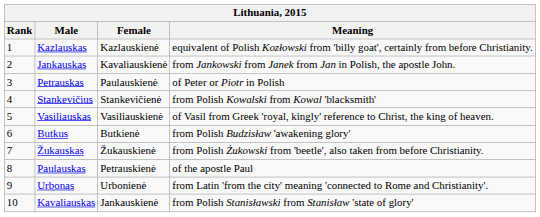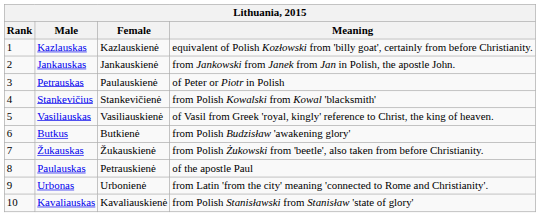(134, 64) Kavaliauskienė -> (129, 64) Jankauskienė
(129, 202) Jankauskienė -> (134, 202) Kavaliauskienė
